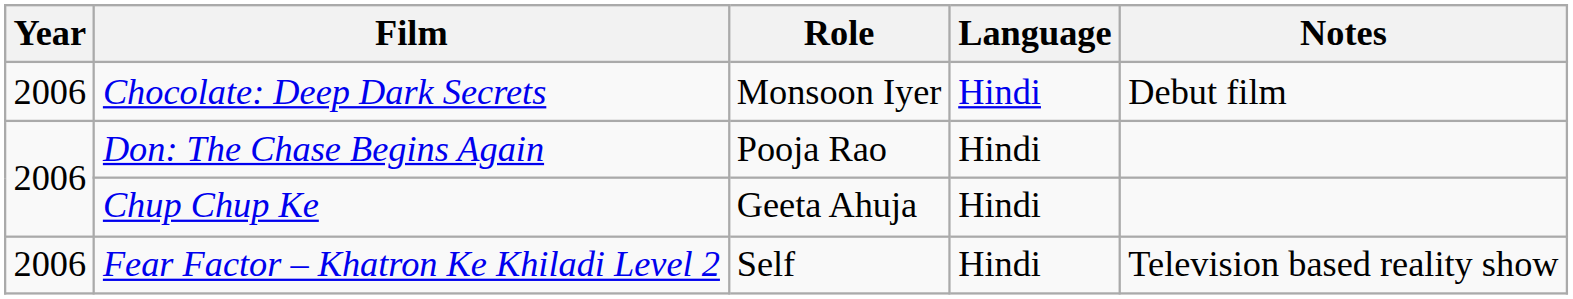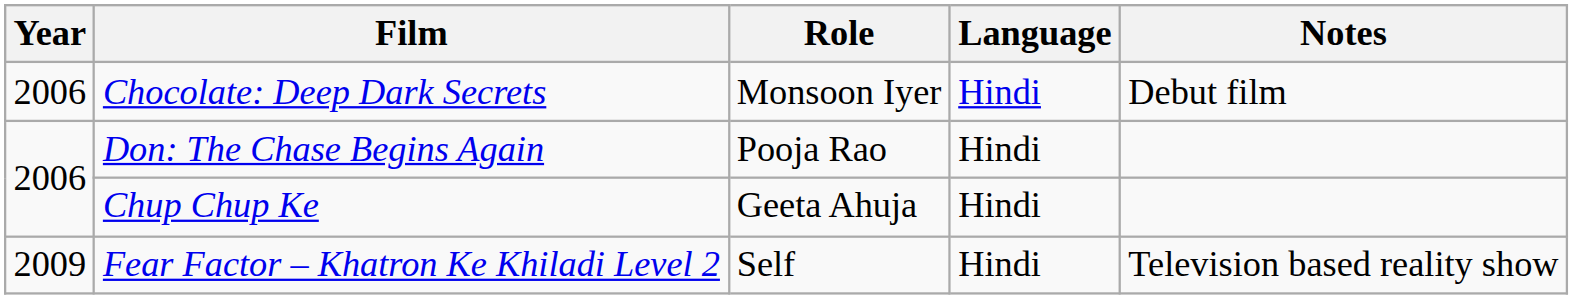(50, 263) 2006 -> (50, 263) 2009
